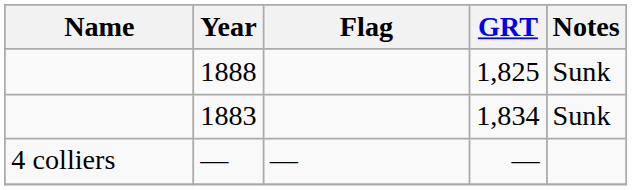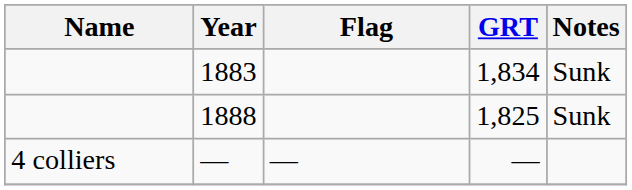rows swapped: (229, 116) <-> (229, 71)
